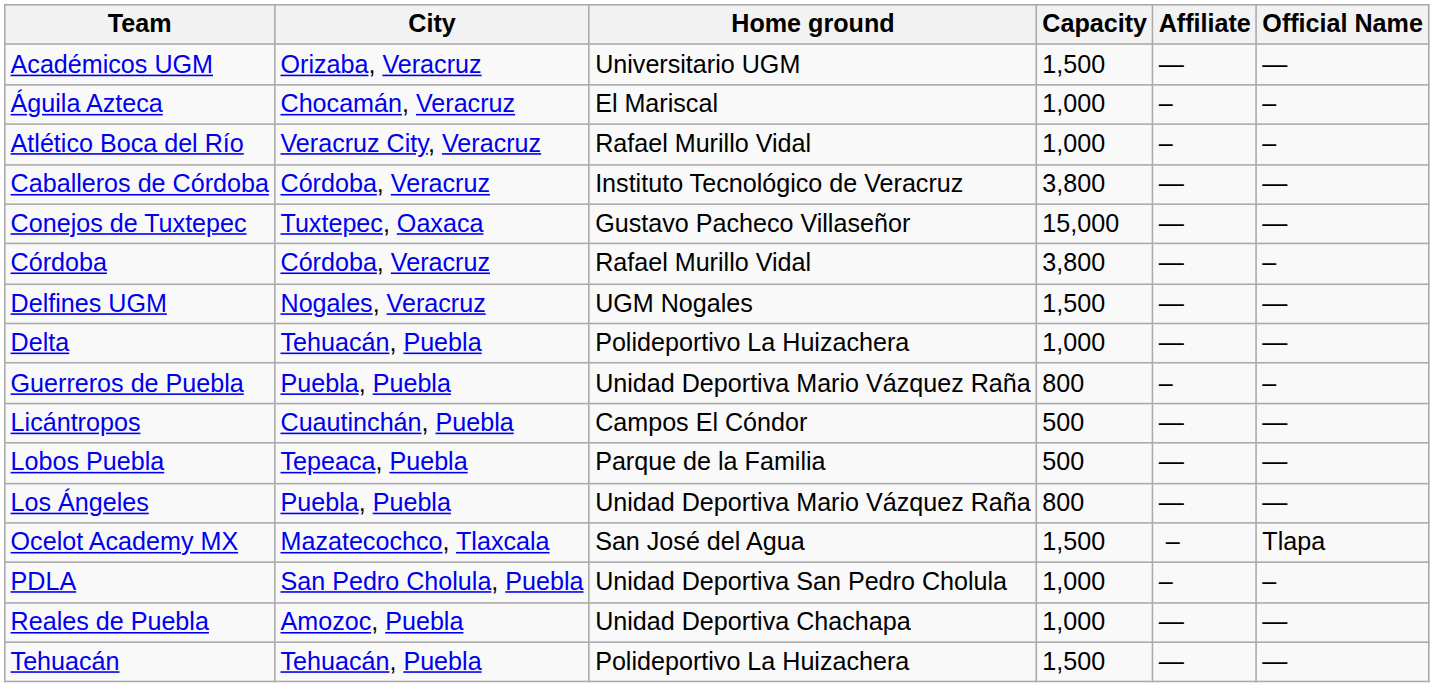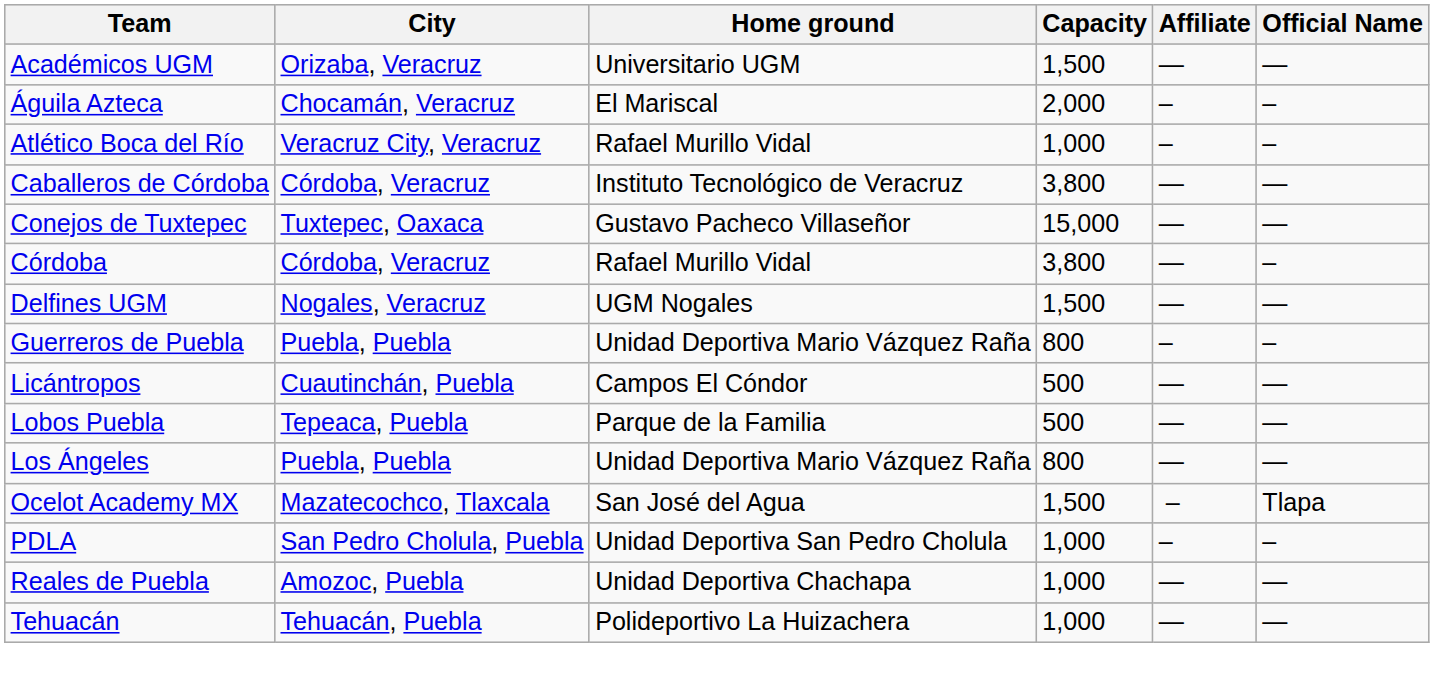(1074, 104) 1,000 -> (1074, 104) 2,000
- row: (40, 343)
(1074, 661) 1,500 -> (1074, 622) 1,000
